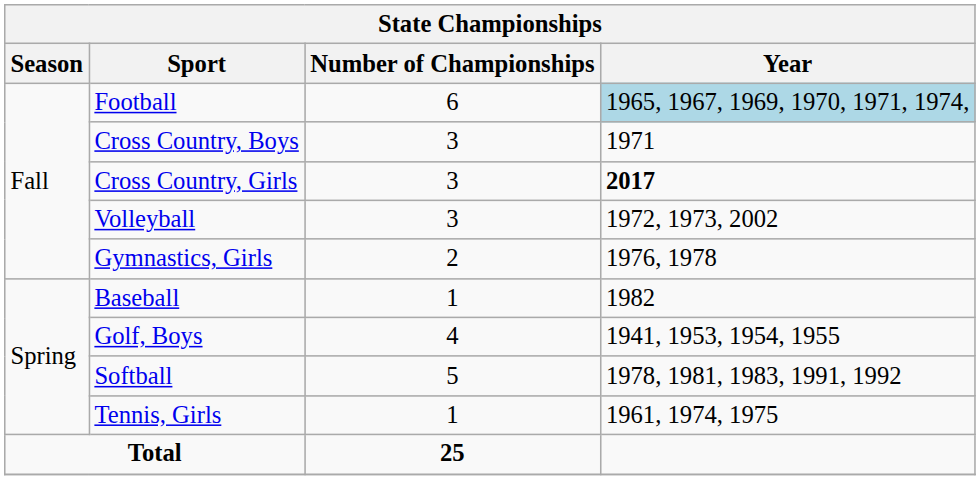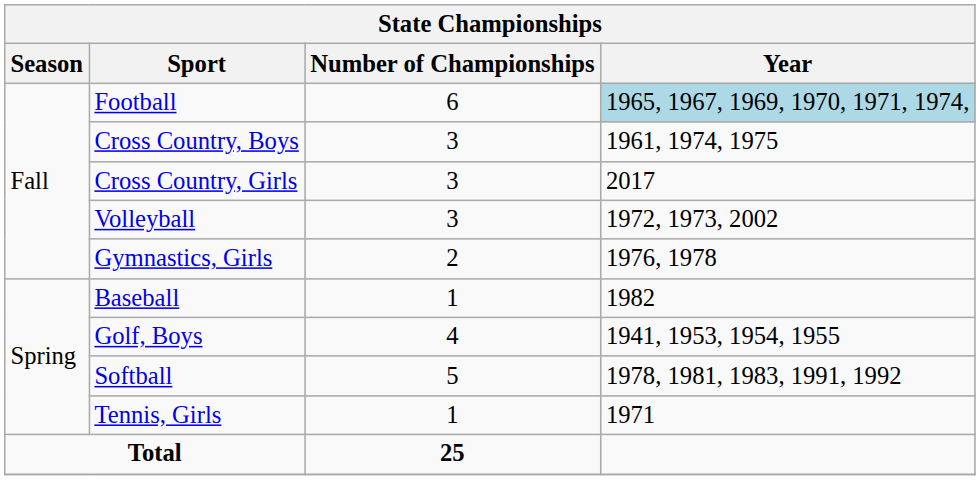(631, 141) 1971 -> (692, 141) 1961, 1974, 1975
(631, 180) bold -> (631, 180) normal
(692, 414) 1961, 1974, 1975 -> (631, 414) 1971
